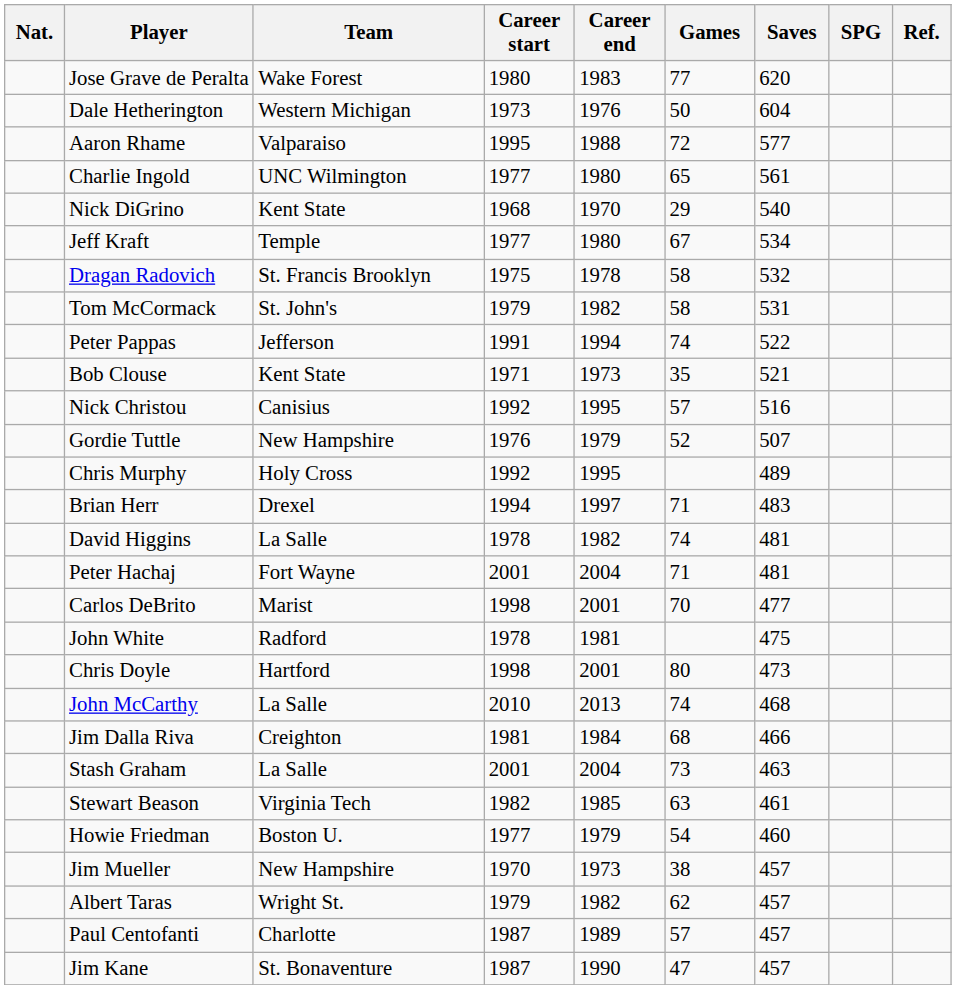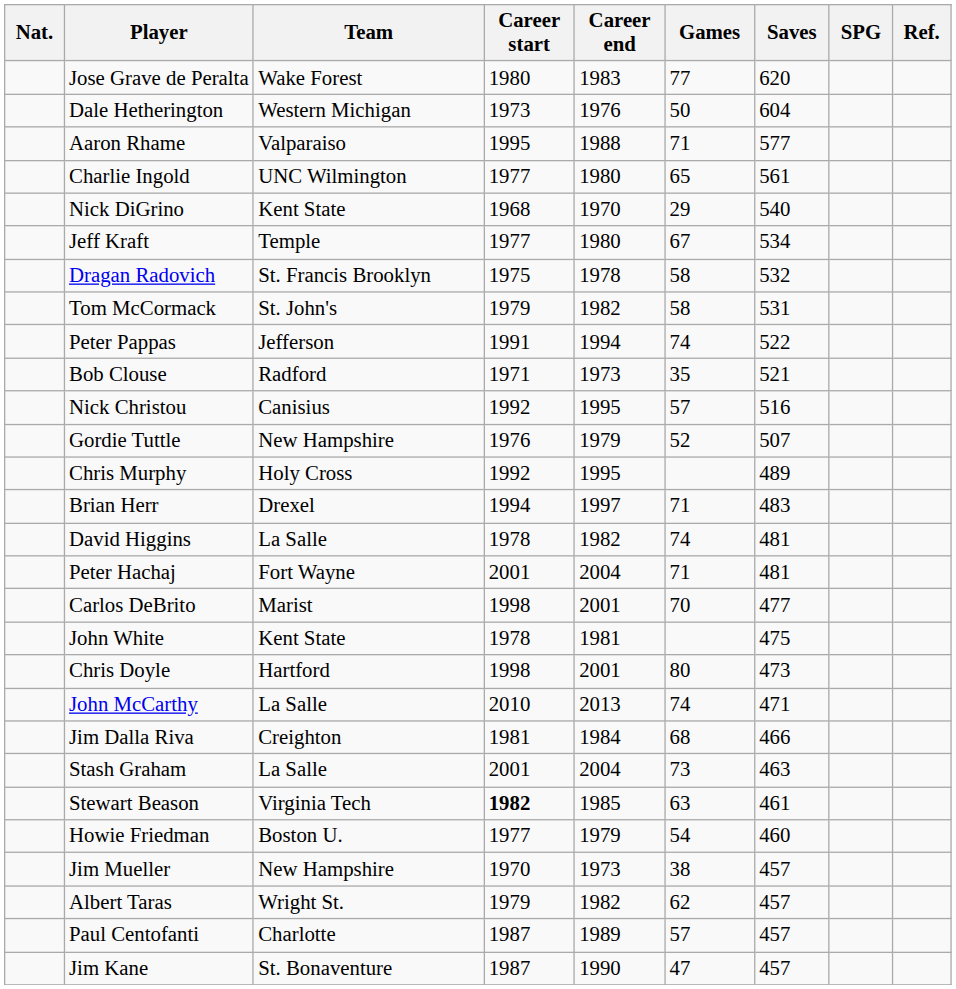(680, 143) 72 -> (680, 143) 71
(302, 374) Kent State -> (292, 374) Radford
(292, 638) Radford -> (302, 638) Kent State
(775, 704) 468 -> (775, 704) 471
(510, 803) normal -> (510, 803) bold
